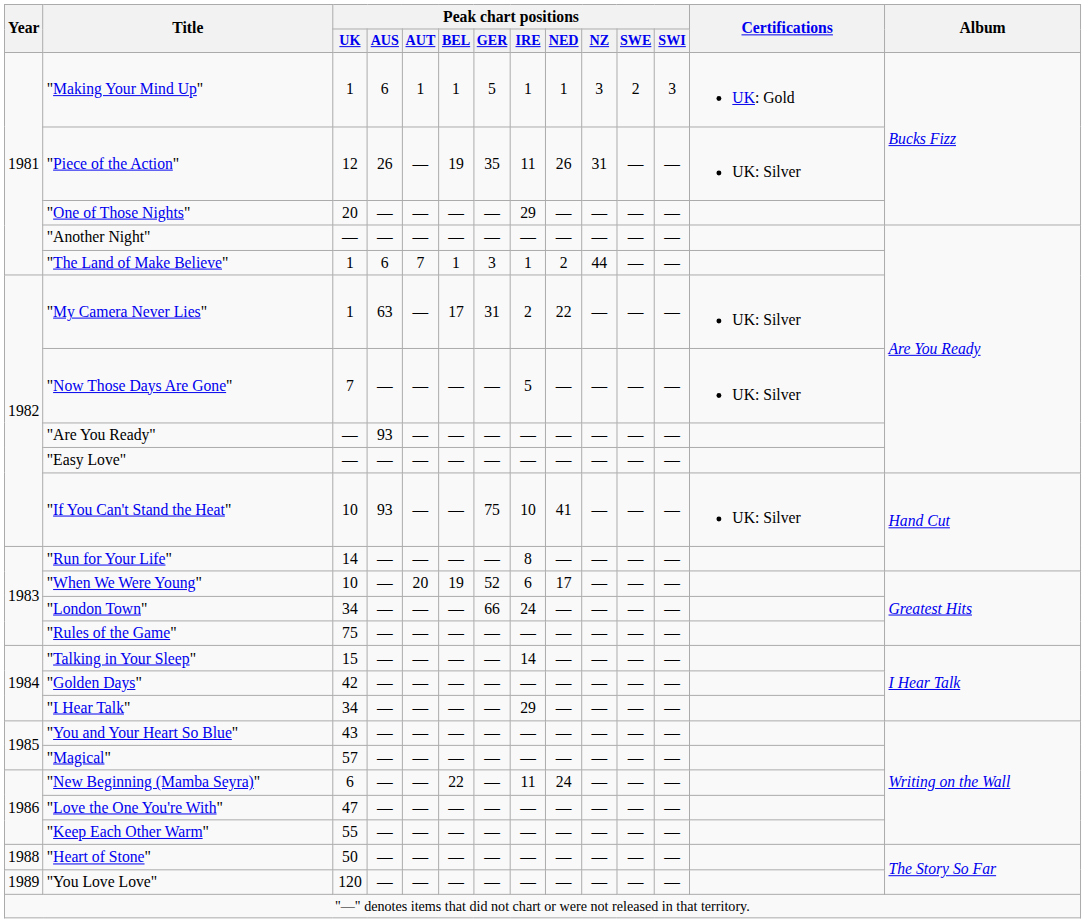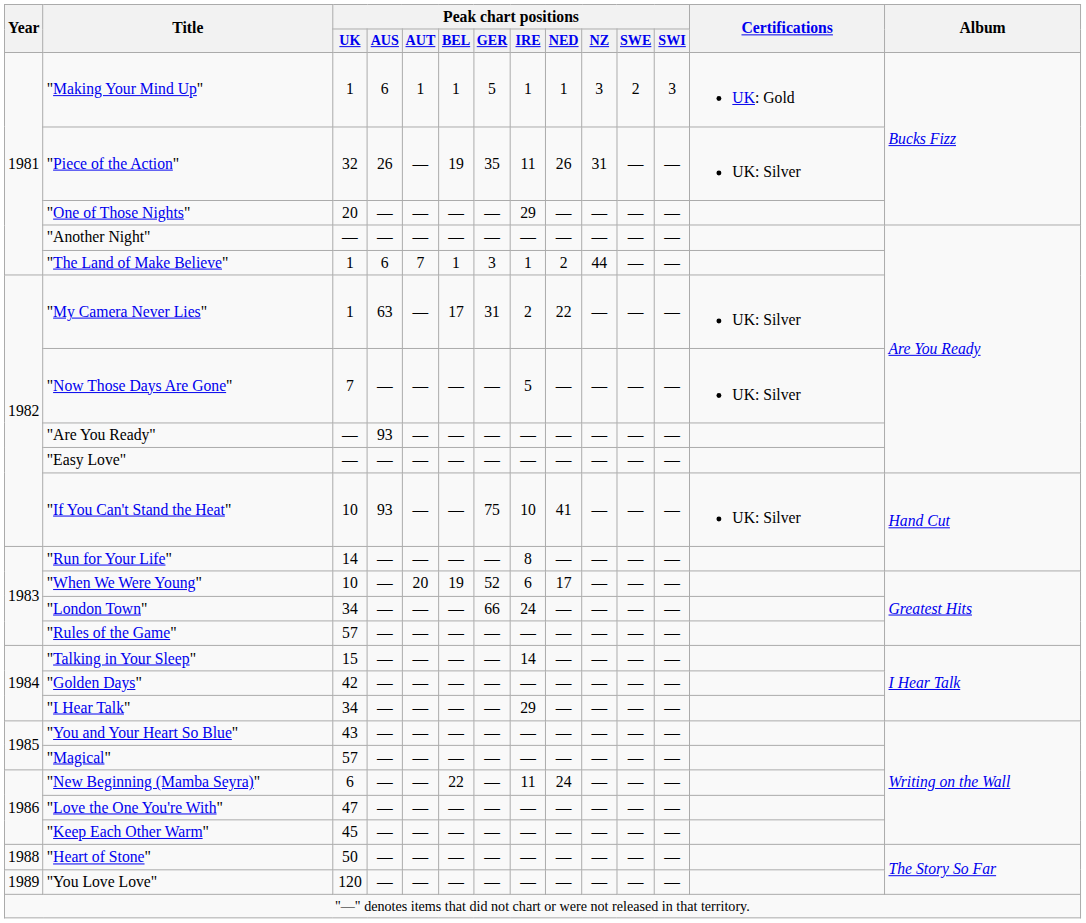(350, 163) 12 -> (350, 163) 32
(350, 633) 75 -> (350, 633) 57
(350, 832) 55 -> (350, 832) 45
